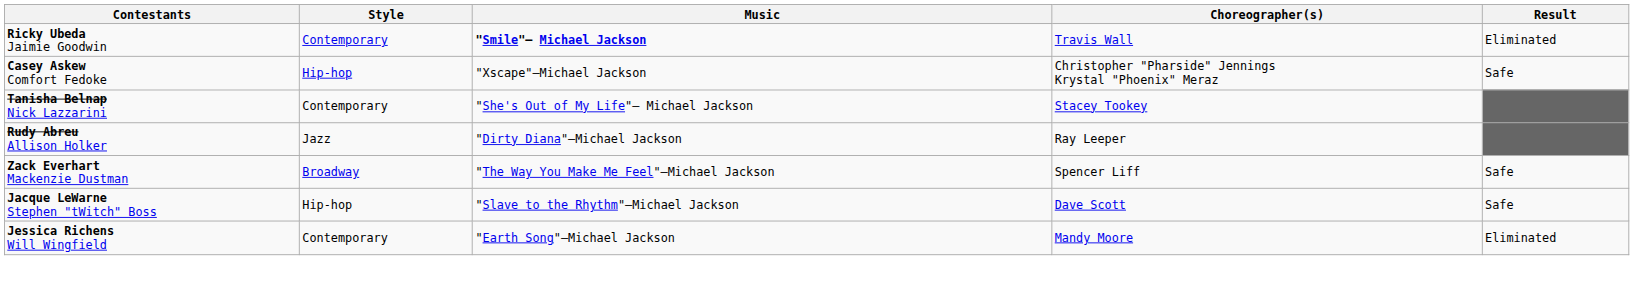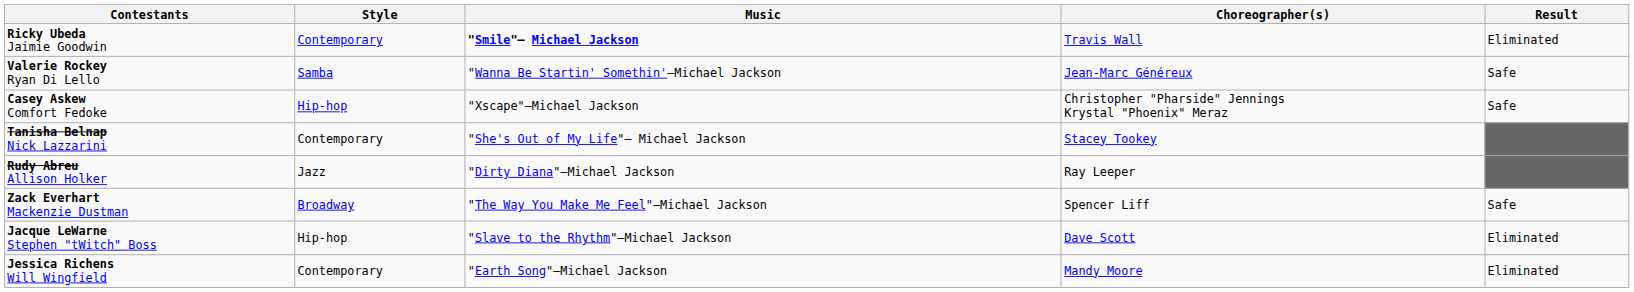+ row: (57, 73)
(1499, 205) Safe -> (1523, 238) Eliminated
